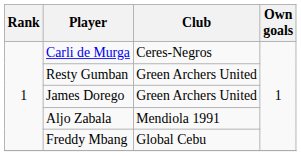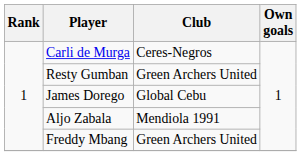(197, 96) Green Archers United -> (171, 96) Global Cebu
(171, 140) Global Cebu -> (197, 140) Green Archers United
